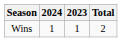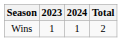columns swapped: (77, 12) <-> (52, 12)
